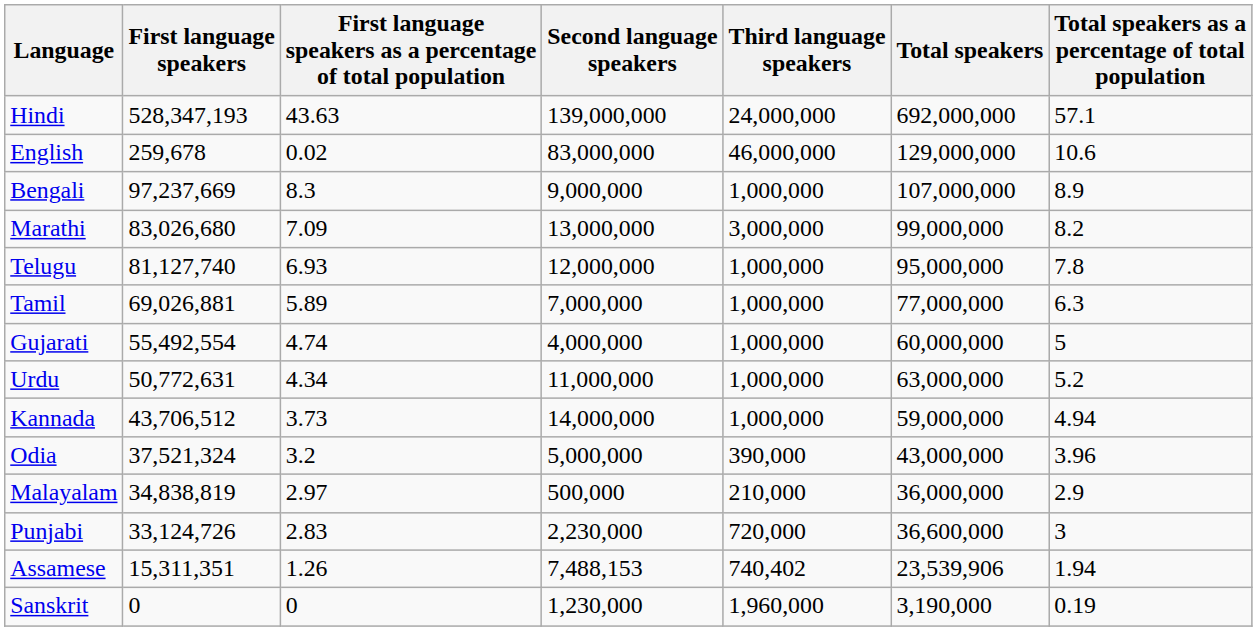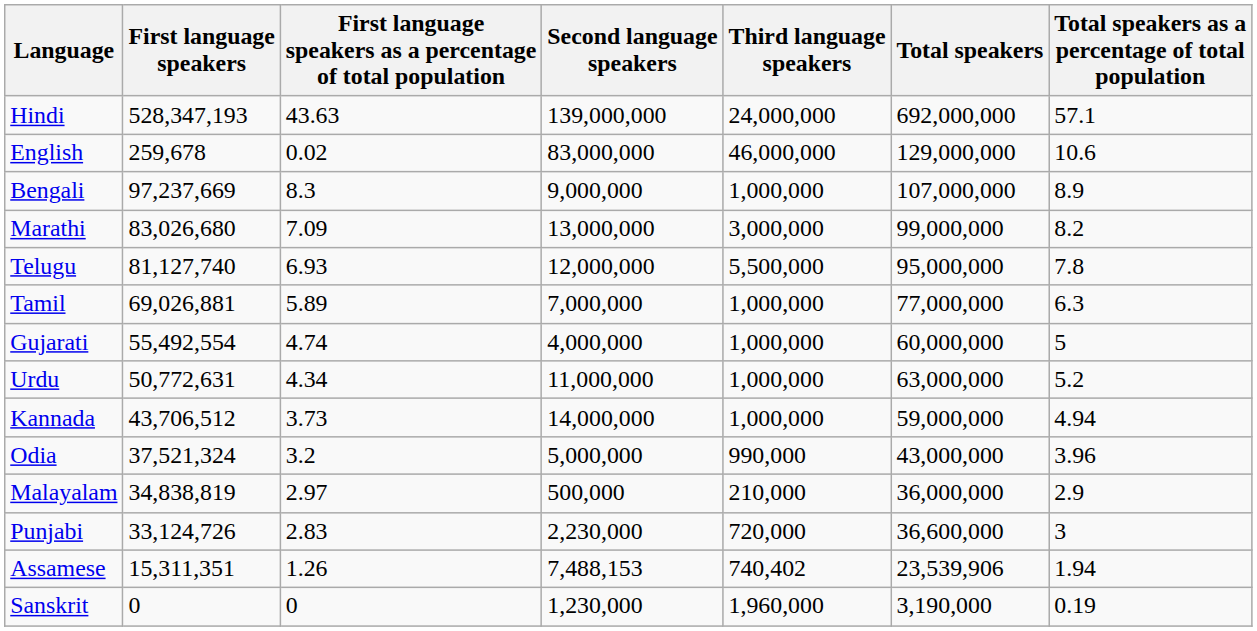(776, 266) 1,000,000 -> (776, 266) 5,500,000
(767, 455) 390,000 -> (767, 455) 990,000
